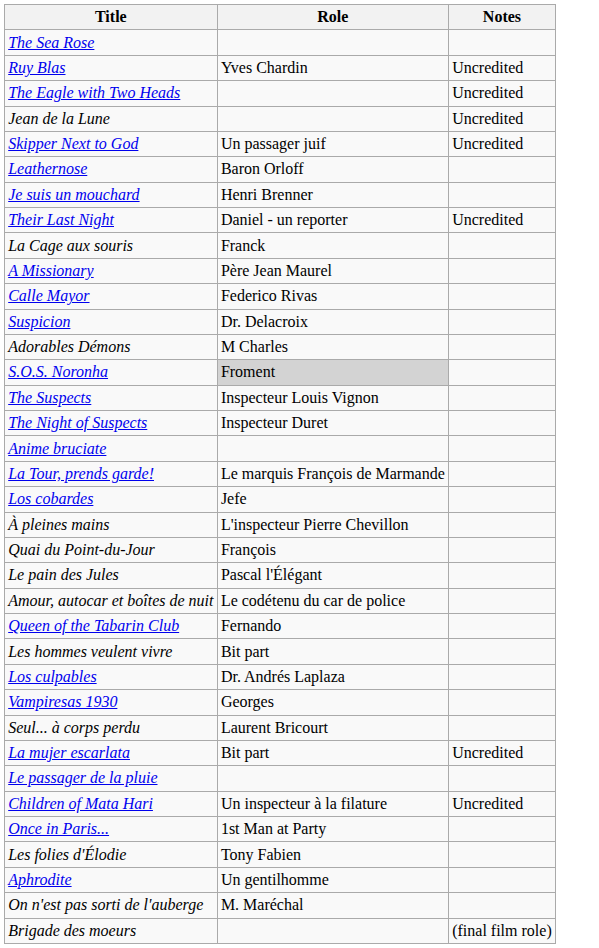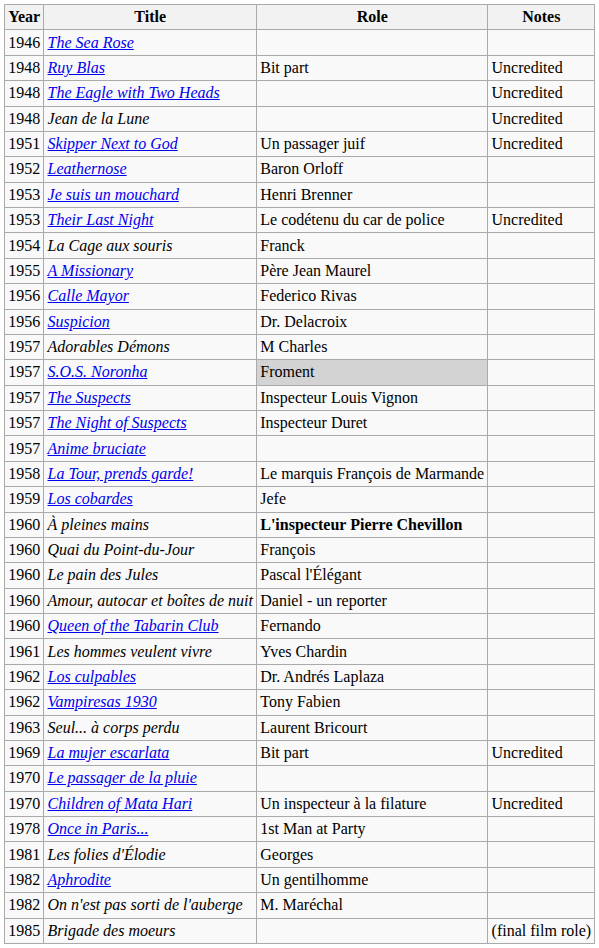+ column: (24, 17)
(264, 67) Yves Chardin -> (284, 67) Bit part
(284, 220) Daniel - un reporter -> (352, 220) Le codétenu du car de police
(315, 524) normal -> (361, 524) bold
(313, 600) Le codétenu du car de police -> (324, 600) Daniel - un reporter
(245, 651) Bit part -> (304, 651) Yves Chardin
(247, 702) Georges -> (300, 702) Tony Fabien
(261, 854) Tony Fabien -> (287, 854) Georges
